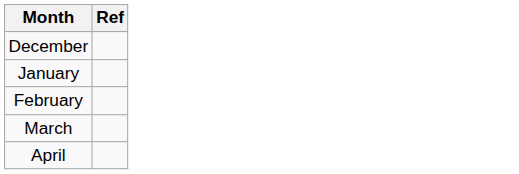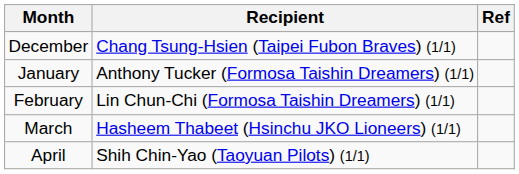+ column: (285, 18)
